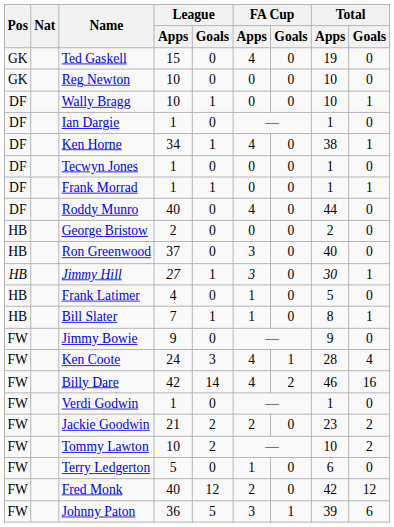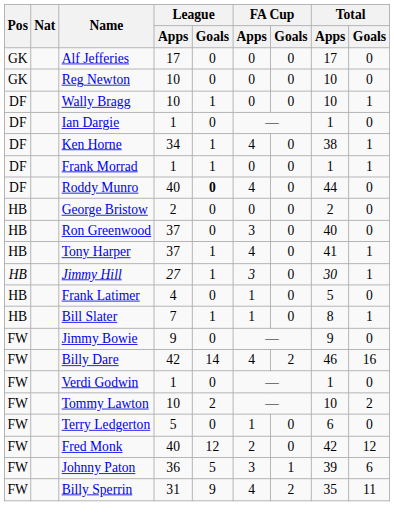- row: (94, 58)
+ row: (95, 58)
- row: (100, 166)
(212, 209) normal -> (212, 187) bold
+ row: (96, 252)
- row: (91, 360)
- row: (106, 425)
+ row: (97, 489)
